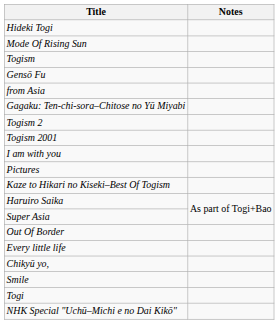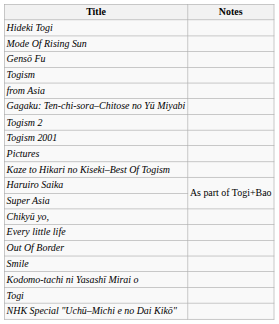rows swapped: (26, 75) <-> (21, 59)
- row: (34, 153)
rows swapped: (35, 232) <-> (28, 264)
+ row: (73, 279)
